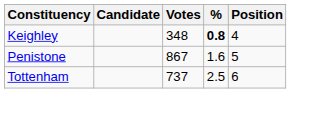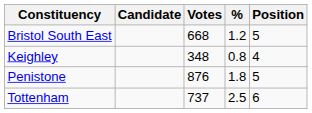+ row: (60, 35)
(216, 35) bold -> (237, 56) normal
(177, 56) 867 -> (198, 77) 876
(216, 56) 1.6 -> (237, 77) 1.8
